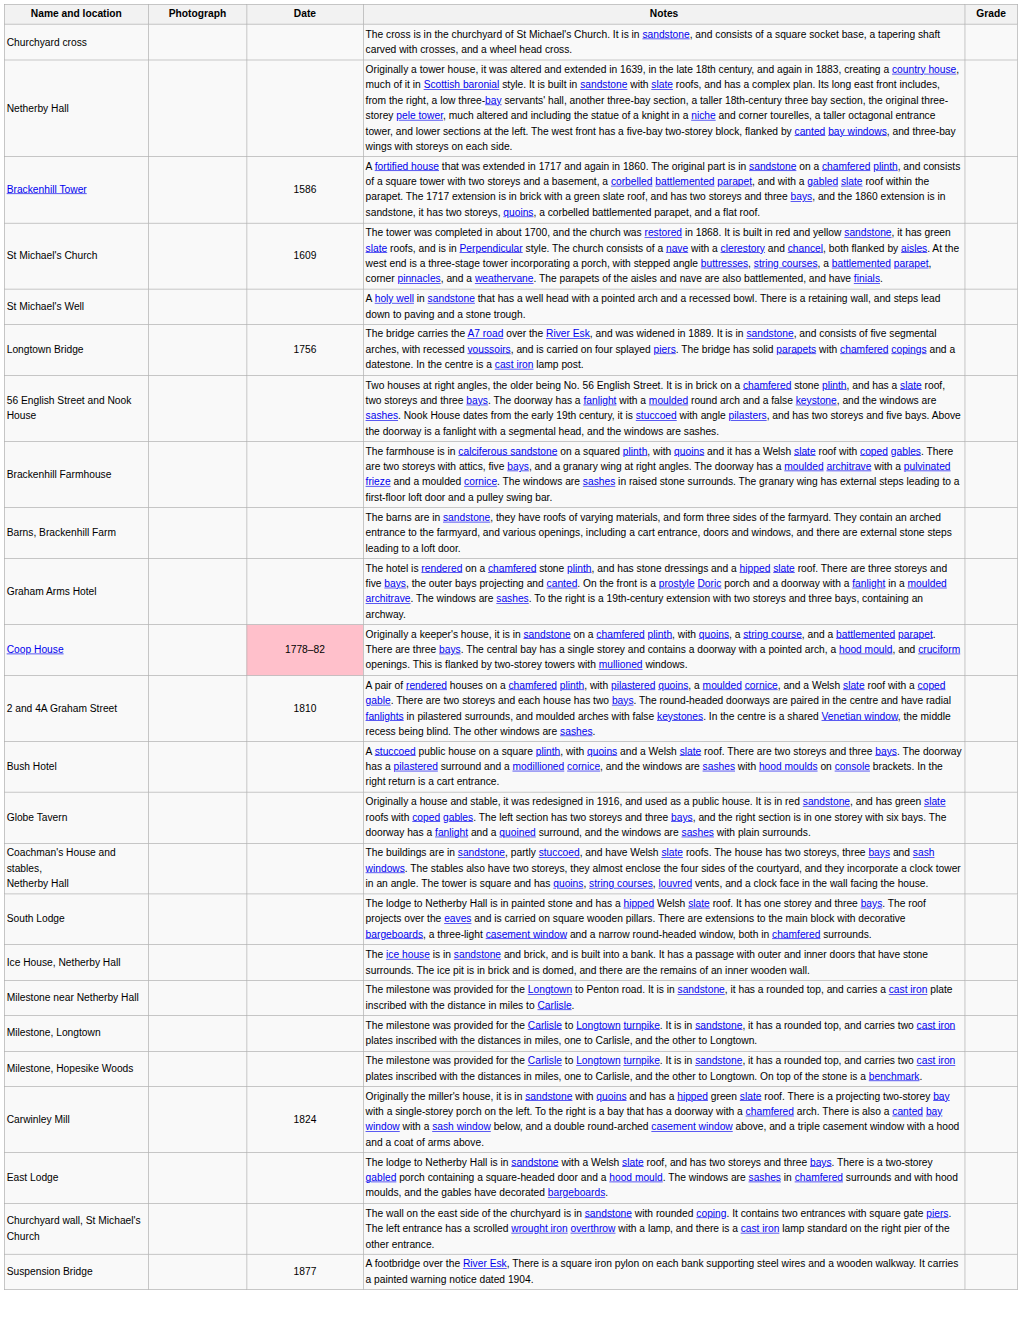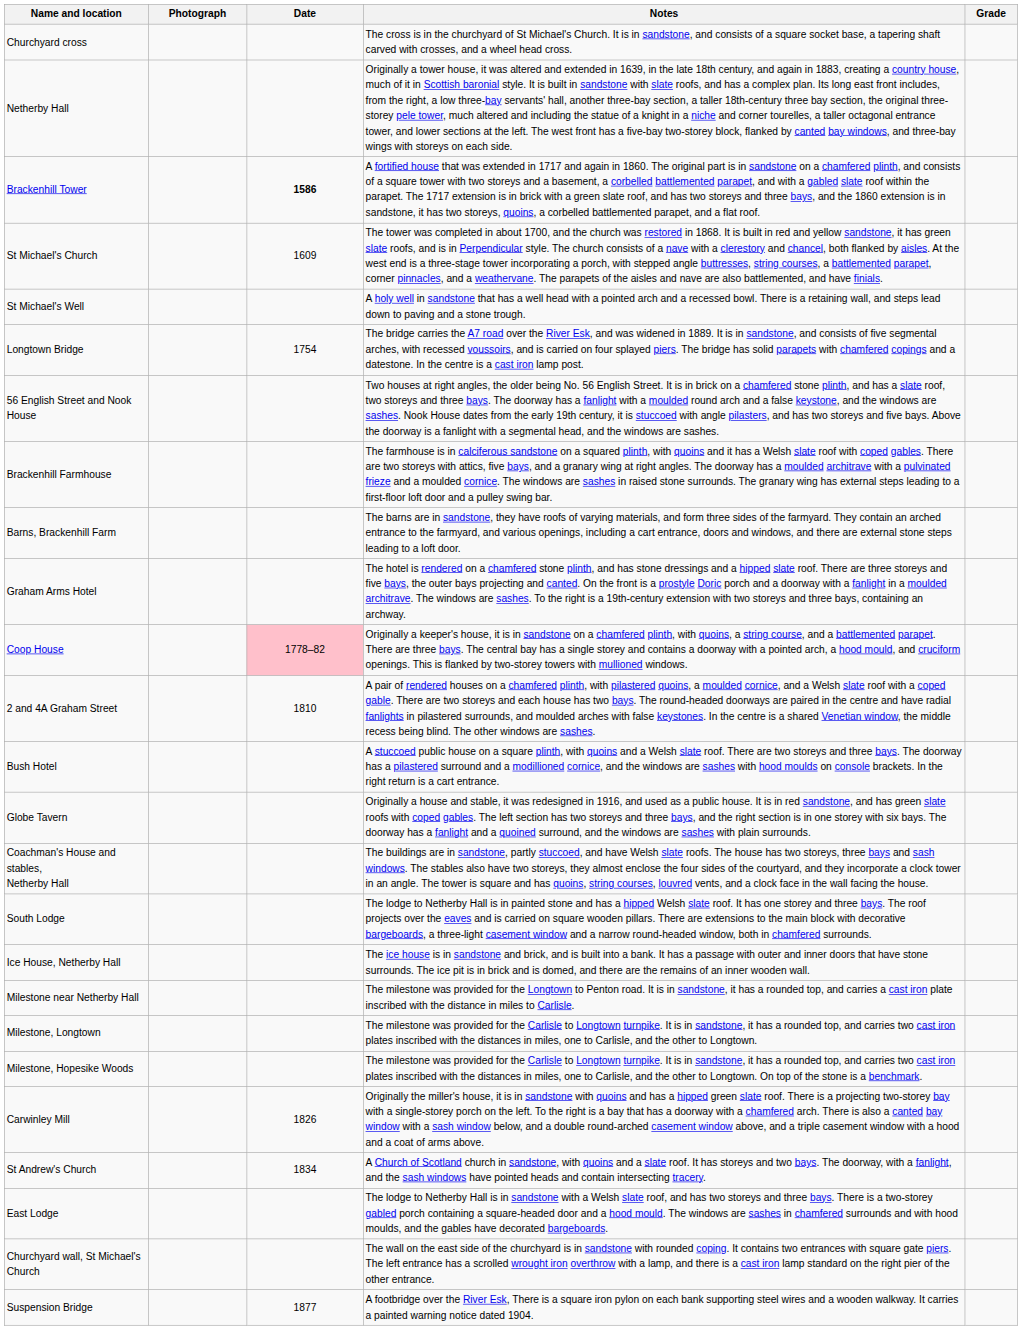(305, 189) normal -> (305, 189) bold
(305, 350) 1756 -> (305, 350) 1754
(305, 1119) 1824 -> (305, 1119) 1826
+ row: (51, 1170)
